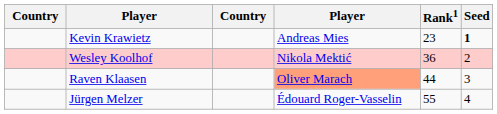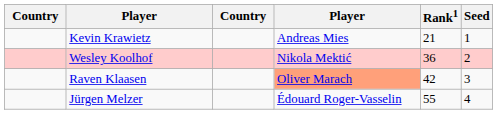(429, 38) 23 -> (429, 38) 21
(467, 38) bold -> (467, 38) normal
(429, 79) 44 -> (429, 79) 42
